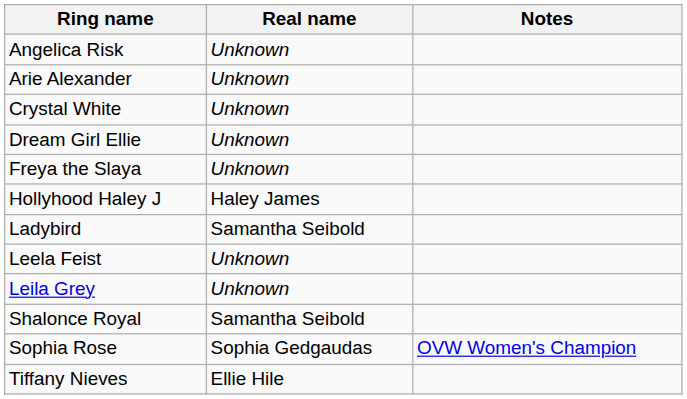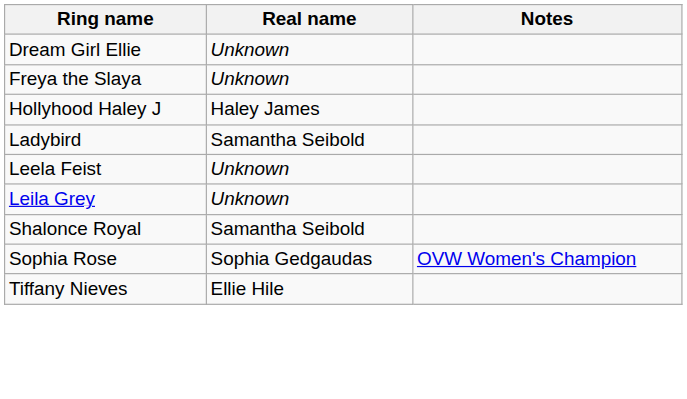- row: (66, 49)
- row: (70, 79)
- row: (65, 109)
